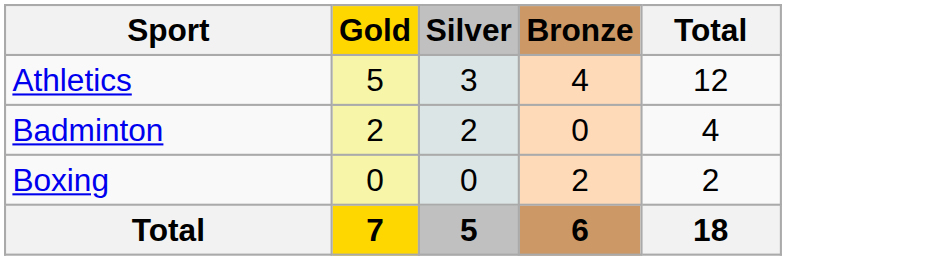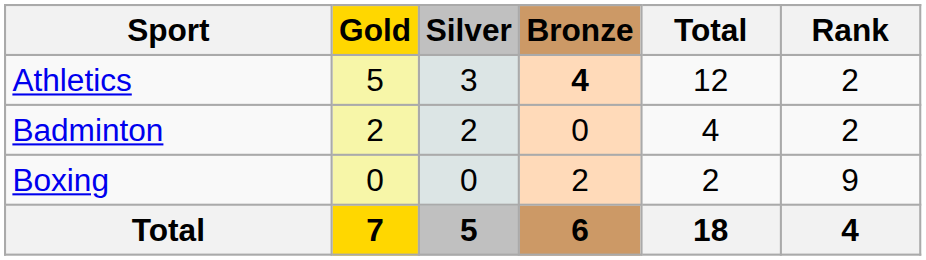+ column: (850, 30)
(580, 80) normal -> (580, 80) bold
